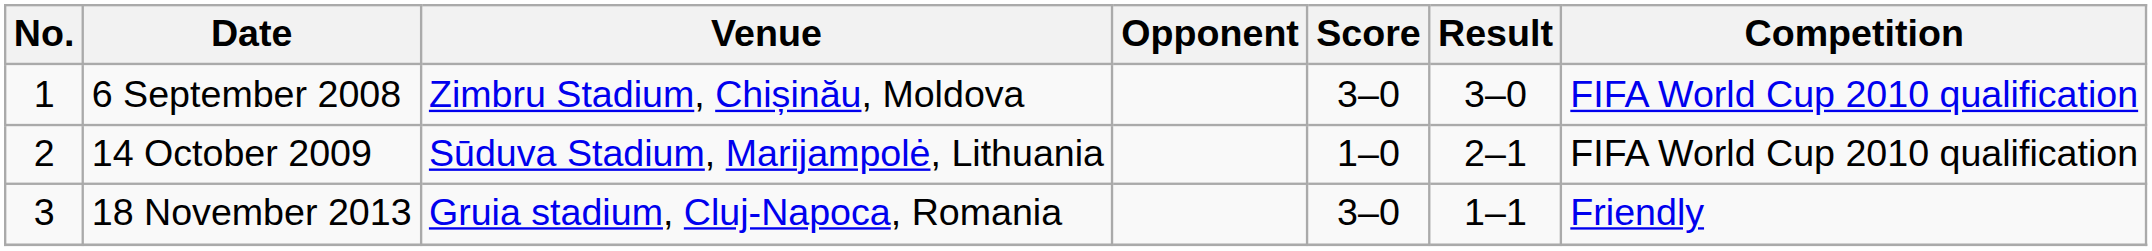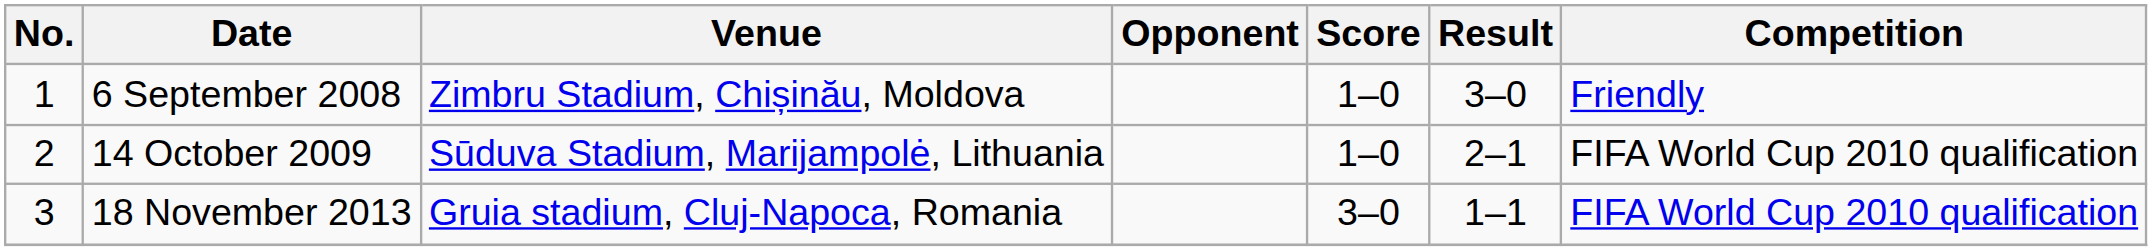(1368, 93) 3–0 -> (1368, 93) 1–0
(1854, 93) FIFA World Cup 2010 qualification -> (1637, 93) Friendly
(1637, 213) Friendly -> (1854, 213) FIFA World Cup 2010 qualification
